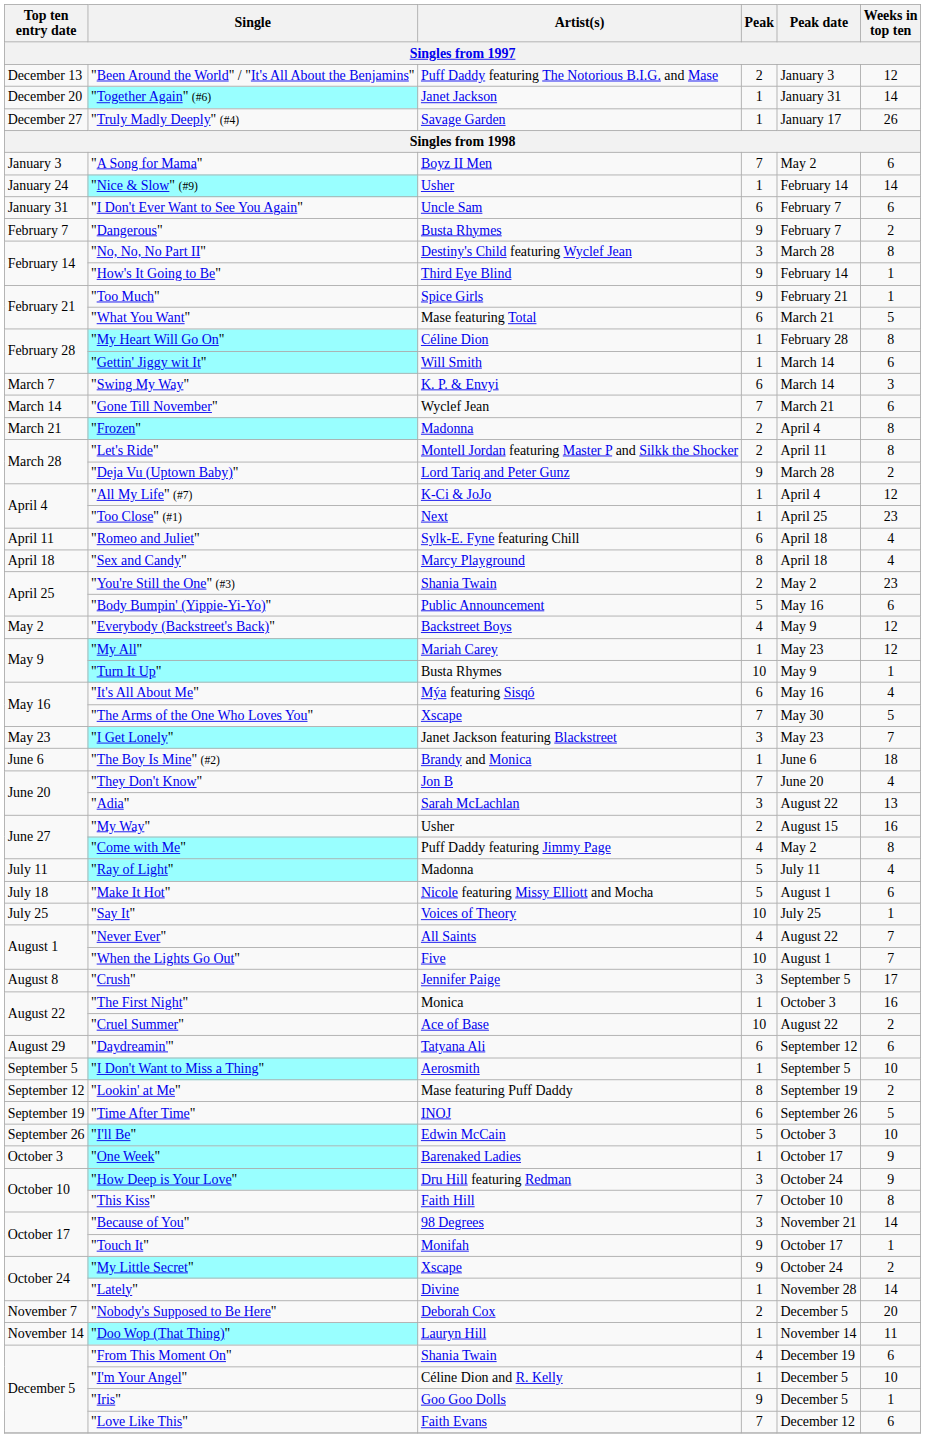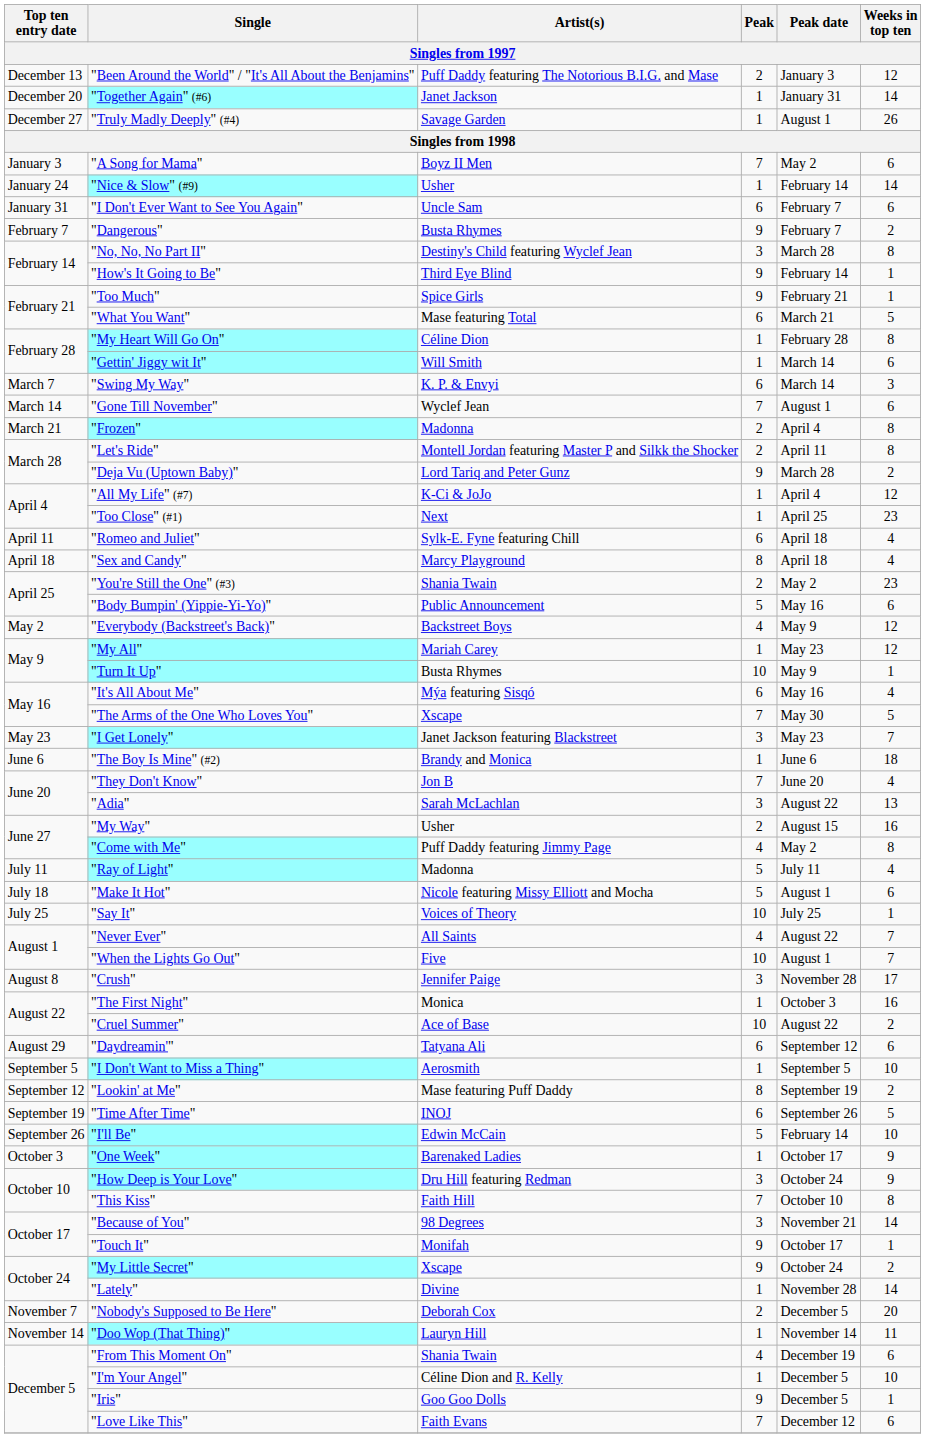(811, 119) January 17 -> (806, 119) August 1
(807, 406) March 21 -> (806, 406) August 1
(815, 980) September 5 -> (818, 980) November 28
(808, 1135) October 3 -> (814, 1135) February 14
